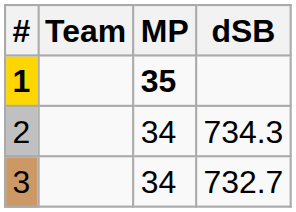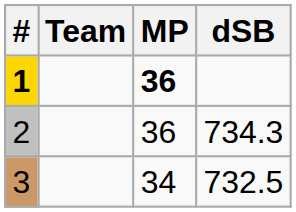(159, 81) 35 -> (159, 81) 36
(159, 132) 34 -> (159, 132) 36
(243, 182) 732.7 -> (243, 182) 732.5
